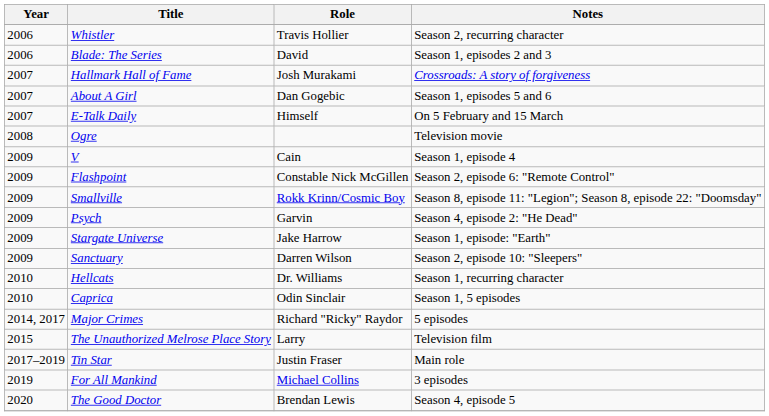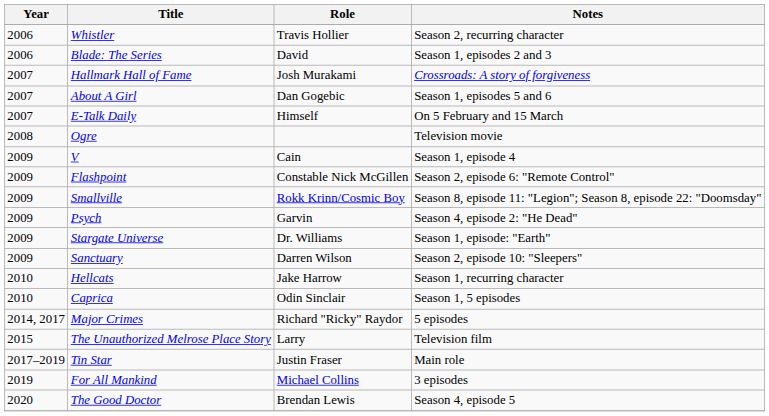(309, 237) Jake Harrow -> (309, 237) Dr. Williams
(309, 278) Dr. Williams -> (309, 278) Jake Harrow
